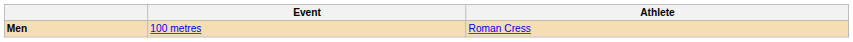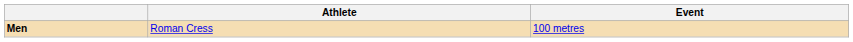columns swapped: (307, 13) <-> (657, 13)
